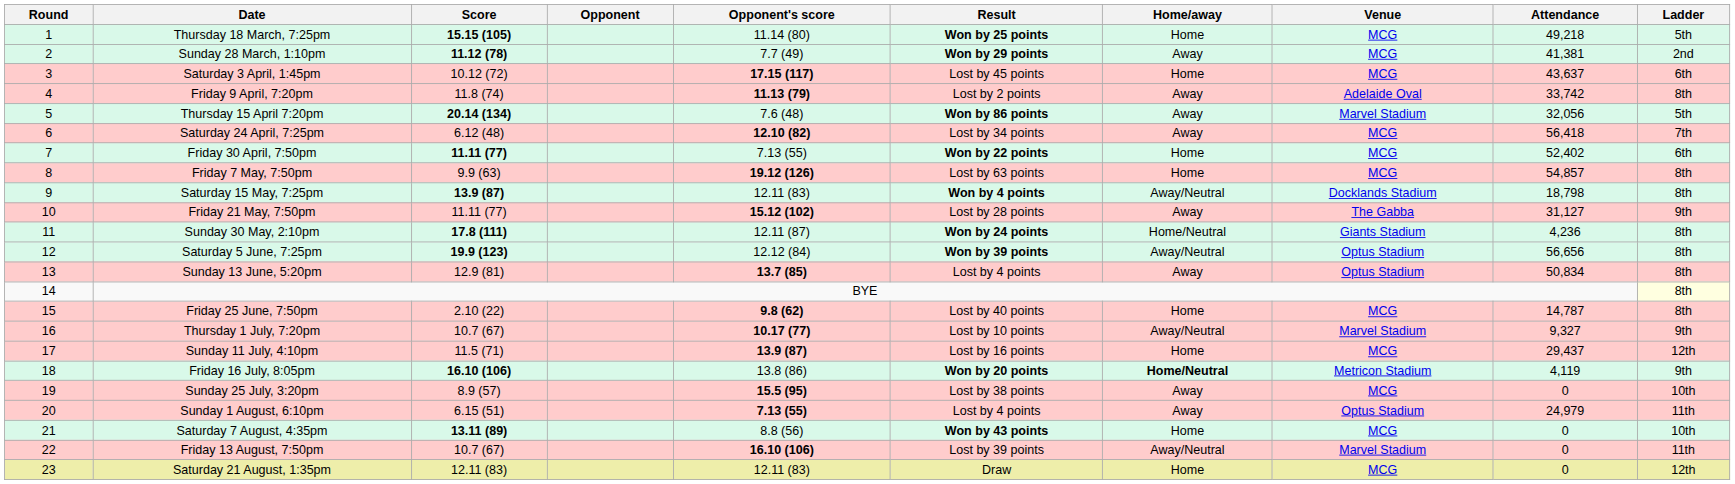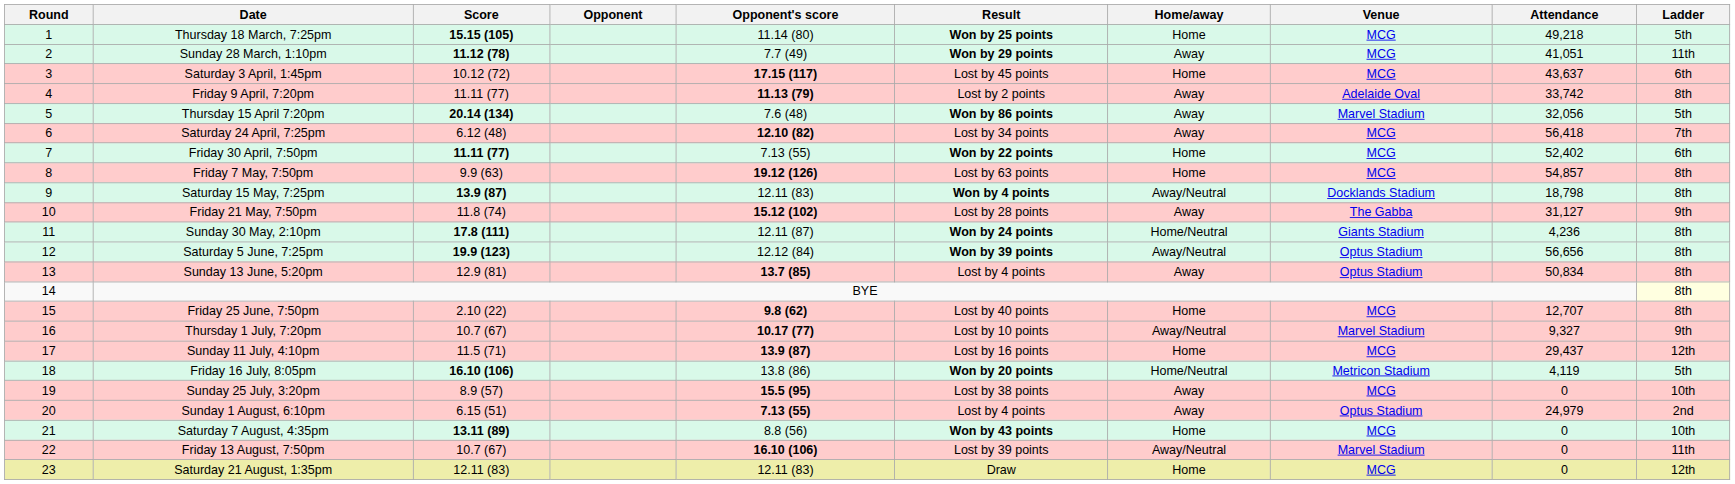(1565, 54) 41,381 -> (1564, 54) 41,051
(1683, 54) 2nd -> (1683, 54) 11th
(479, 94) 11.8 (74) -> (481, 94) 11.11 (77)
(479, 213) 11.11 (77) -> (481, 213) 11.8 (74)
(1565, 312) 14,787 -> (1564, 312) 12,707
(1187, 371) bold -> (1189, 371) normal
(1683, 371) 9th -> (1683, 371) 5th
(1683, 411) 11th -> (1683, 411) 2nd
